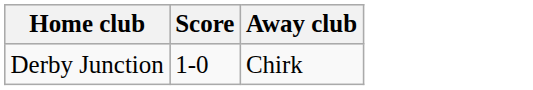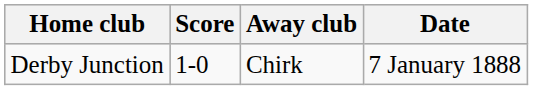+ column: (445, 24)
